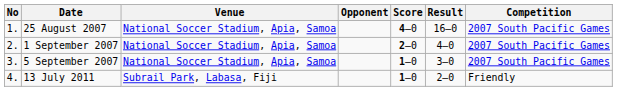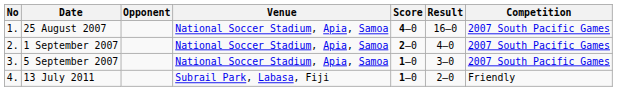columns swapped: (230, 13) <-> (365, 13)
